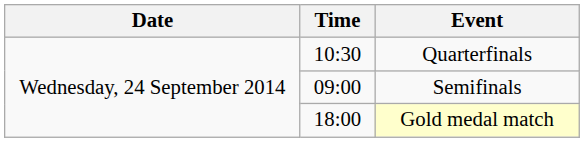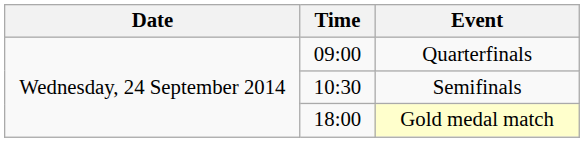(338, 53) 10:30 -> (338, 53) 09:00
(338, 86) 09:00 -> (338, 86) 10:30
